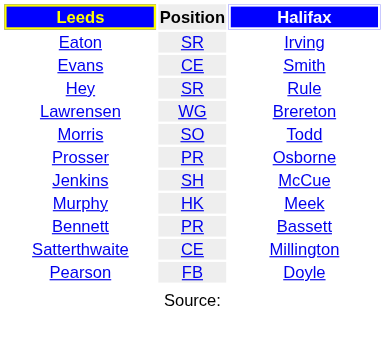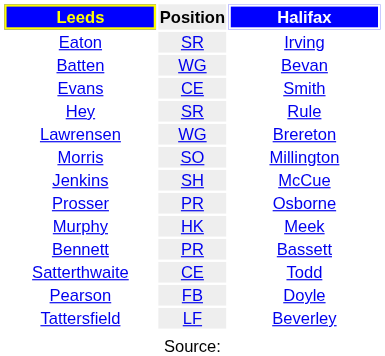+ row: (80, 65)
(304, 134) Todd -> (304, 157) Millington
rows swapped: (80, 180) <-> (80, 157)
(304, 249) Millington -> (304, 272) Todd
+ row: (80, 318)
